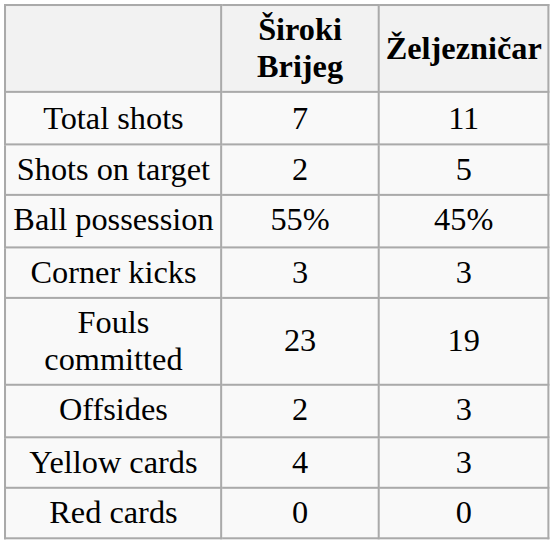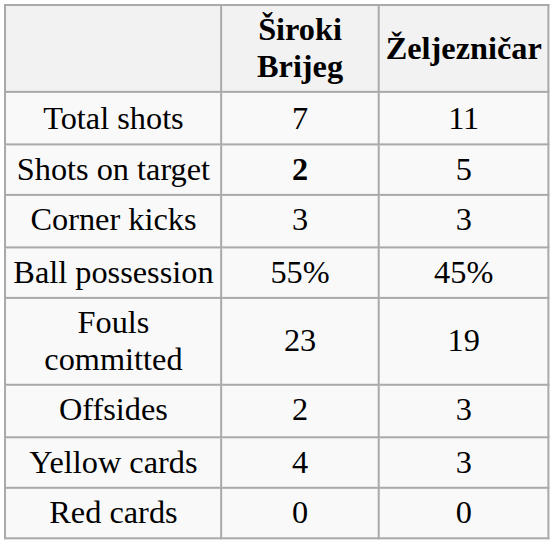(300, 169) normal -> (300, 169) bold
rows swapped: (113, 220) <-> (113, 271)
